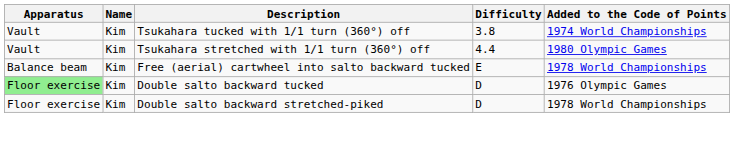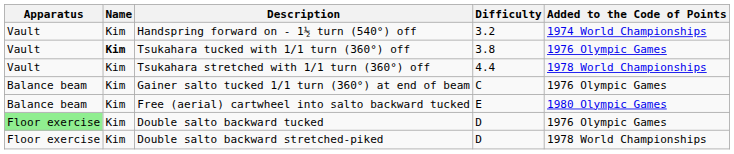+ row: (277, 31)
(115, 31) normal -> (115, 49) bold
(627, 31) 1974 World Championships -> (607, 49) 1976 Olympic Games
(607, 49) 1980 Olympic Games -> (627, 67) 1978 World Championships
+ row: (304, 85)
(627, 67) 1978 World Championships -> (607, 103) 1980 Olympic Games
